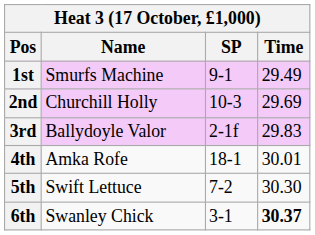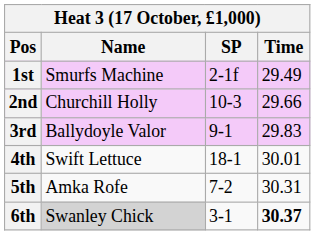(221, 74) 9-1 -> (224, 74) 2-1f
(282, 103) 29.69 -> (282, 103) 29.66
(224, 131) 2-1f -> (221, 131) 9-1
(87, 159) Amka Rofe -> (94, 159) Swift Lettuce
(94, 187) Swift Lettuce -> (87, 187) Amka Rofe
(282, 187) 30.30 -> (282, 187) 30.31
(99, 215) no background -> (99, 215) lightgrey background
